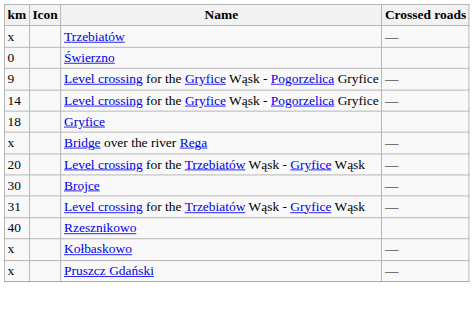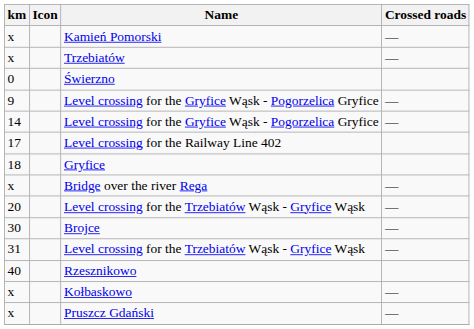+ row: (11, 36)
+ row: (14, 143)
